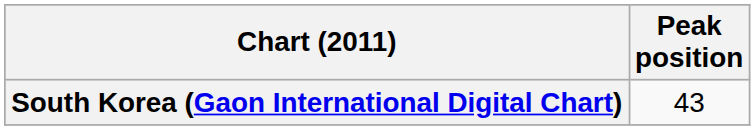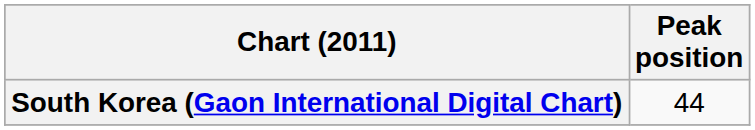(689, 102) 43 -> (689, 102) 44
